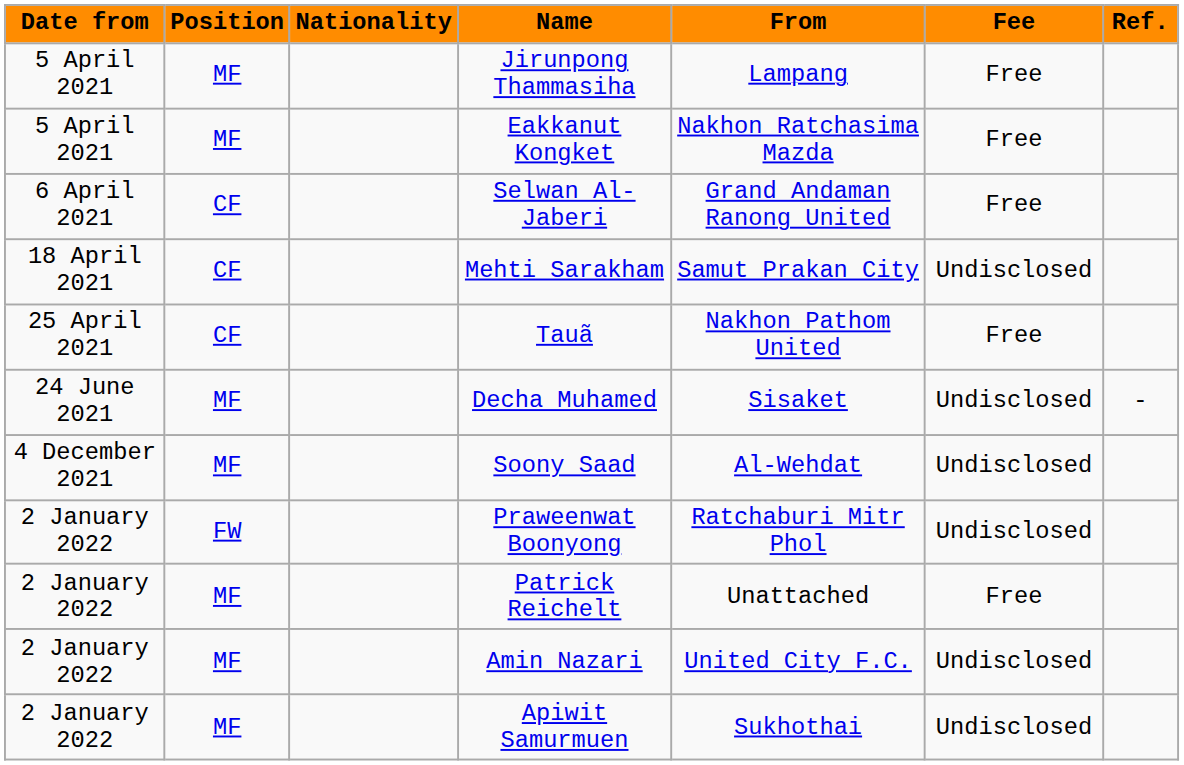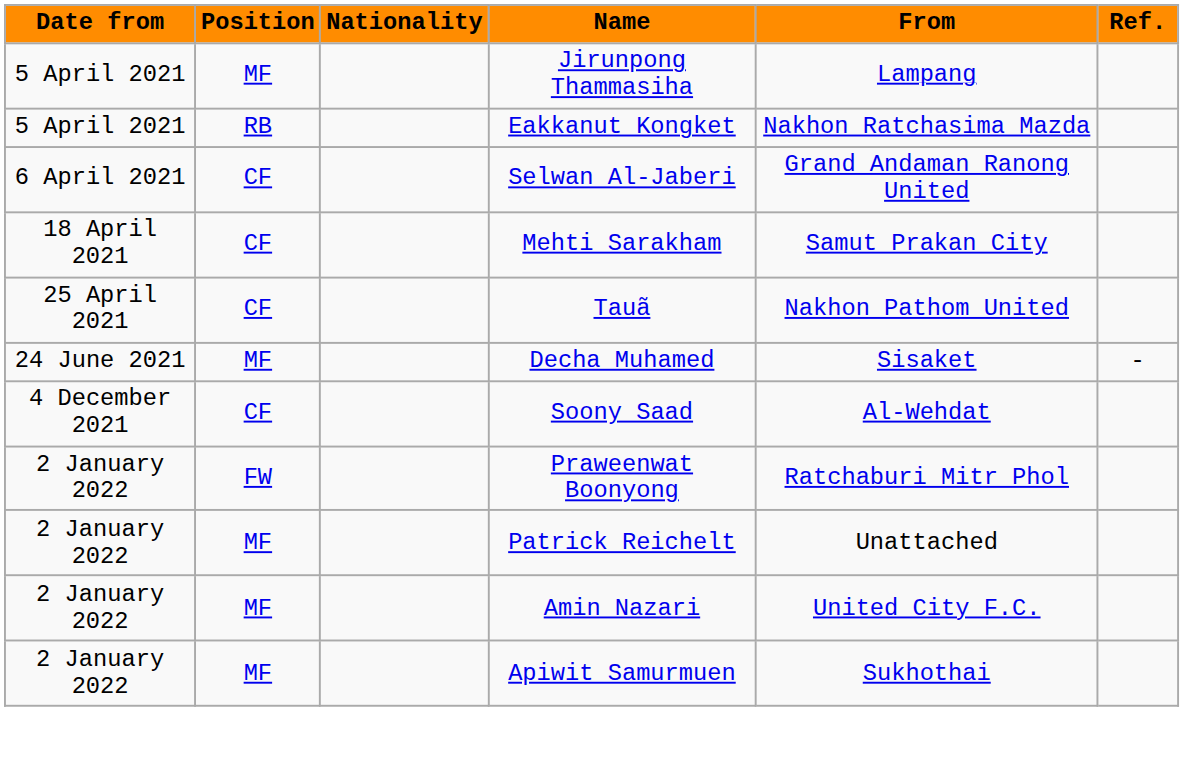- column: (1014, 24)
(227, 141) MF -> (258, 128) RB
(227, 467) MF -> (258, 413) CF
